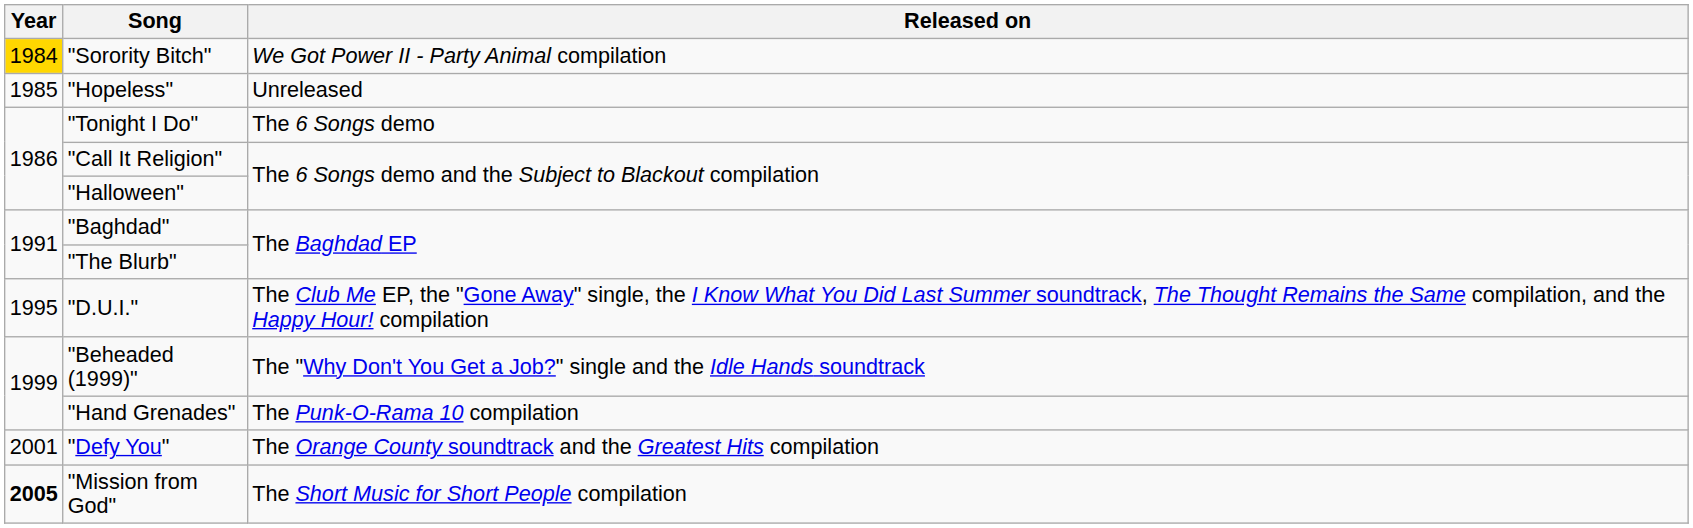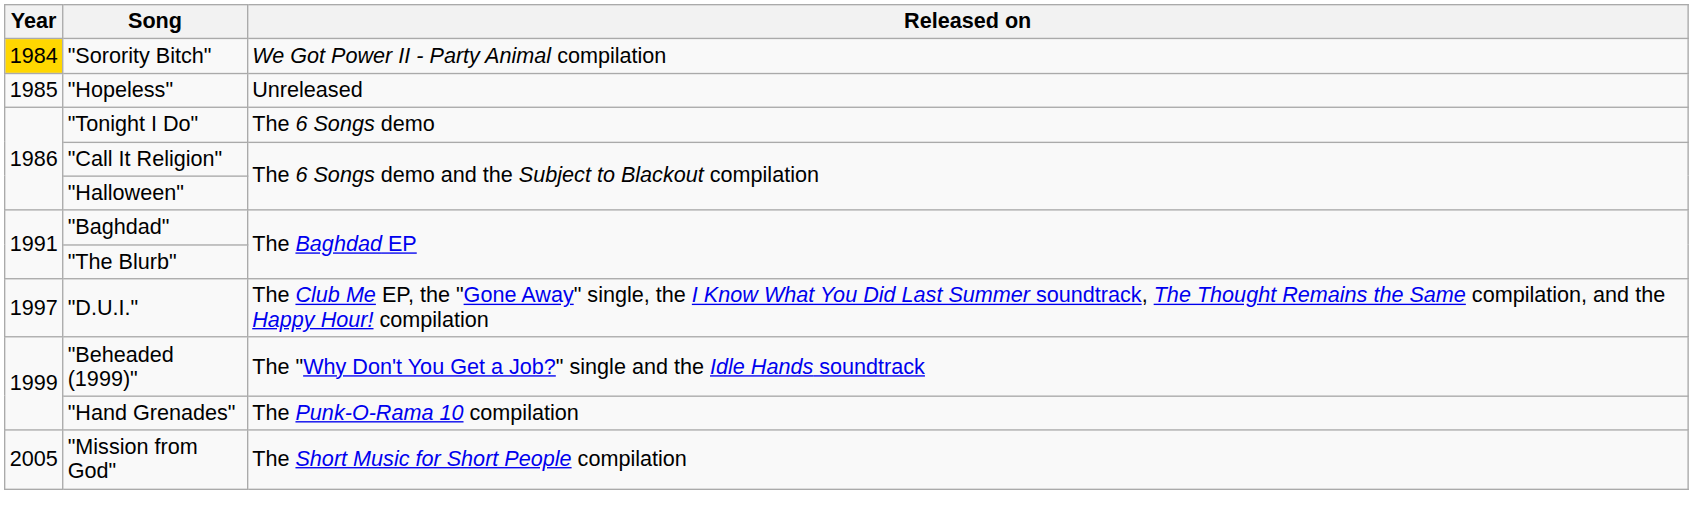(34, 307) 1995 -> (34, 307) 1997
- row: (119, 447)
(34, 493) bold -> (34, 459) normal
